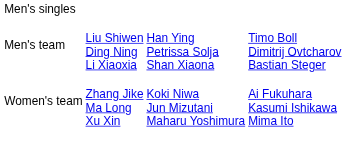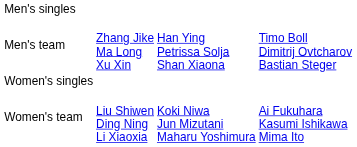(115, 51) Liu Shiwen Ding Ning Li Xiaoxia -> (125, 51) Zhang Jike Ma Long Xu Xin
+ row: (49, 81)
(115, 108) Zhang Jike Ma Long Xu Xin -> (125, 124) Liu Shiwen Ding Ning Li Xiaoxia
